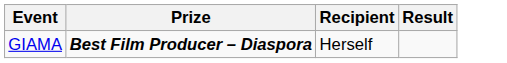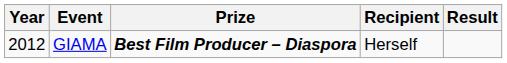+ column: (27, 17)
